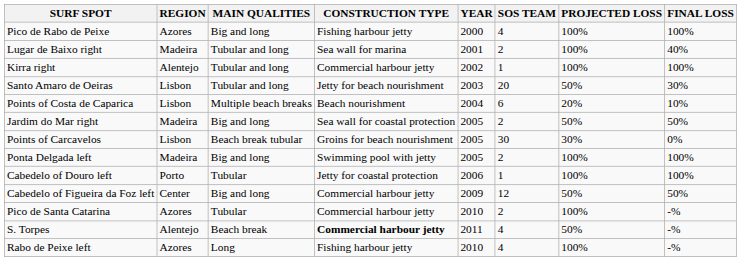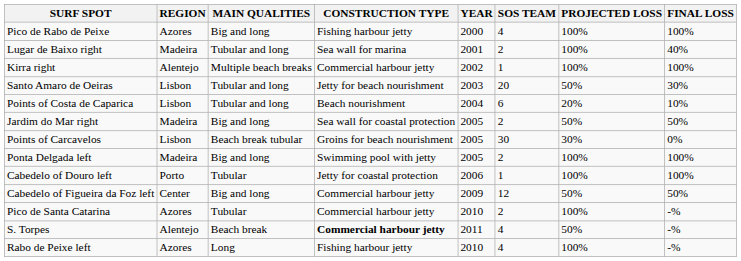(250, 67) Tubular and long -> (261, 67) Multiple beach breaks
(261, 103) Multiple beach breaks -> (250, 103) Tubular and long
